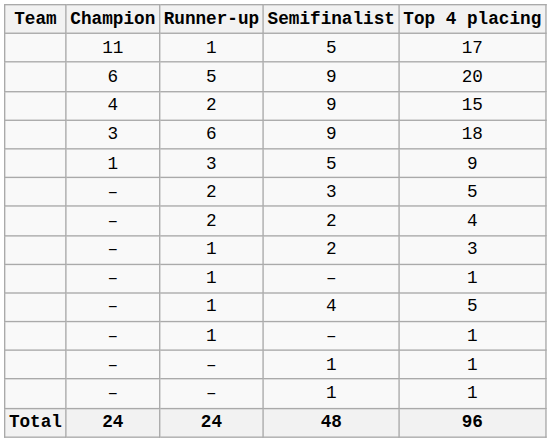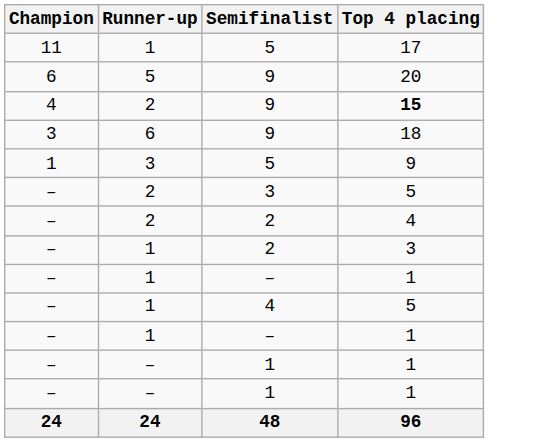- column: (35, 19)
(472, 106) normal -> (411, 106) bold
